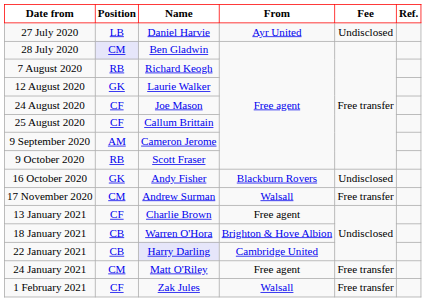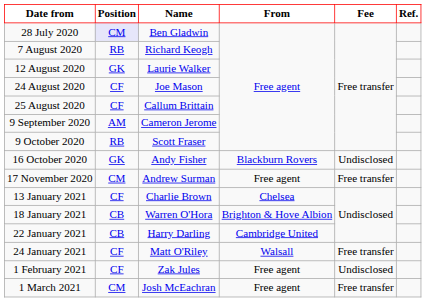- row: (50, 32)
(277, 196) Walsall -> (277, 178) Free agent
(277, 215) Free agent -> (277, 196) Chelsea
(179, 251) lavender background -> (179, 233) no background
(117, 270) CM -> (117, 251) CF
(277, 270) Free agent -> (277, 251) Walsall
(277, 288) Walsall -> (277, 270) Free agent
(366, 288) Free transfer -> (366, 270) Undisclosed
+ row: (50, 288)
